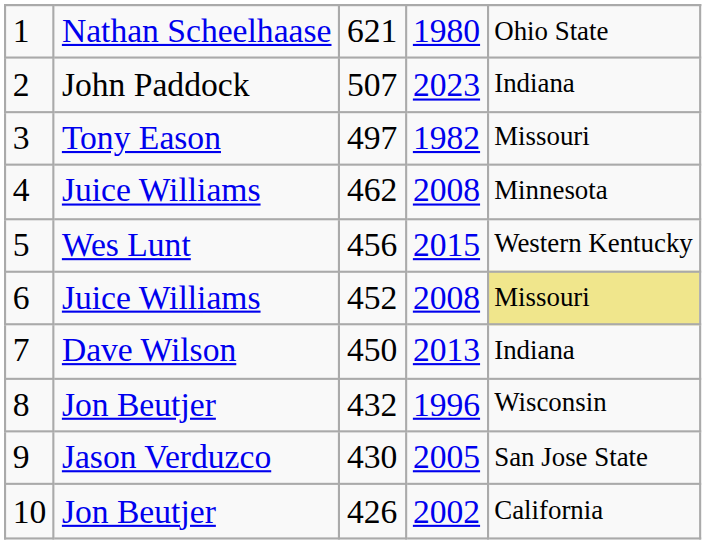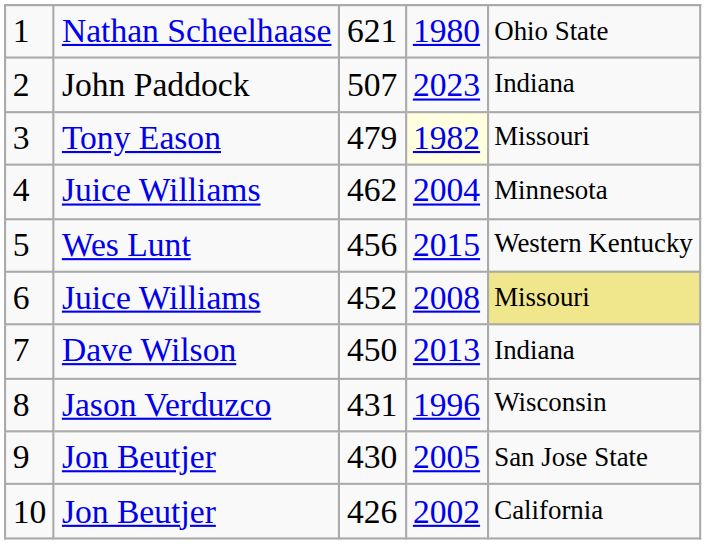(372, 137) 497 -> (372, 137) 479
(446, 137) no background -> (446, 137) lightyellow background
(446, 191) 2008 -> (446, 191) 2004
(139, 404) Jon Beutjer -> (167, 404) Jason Verduzco
(372, 404) 432 -> (372, 404) 431
(167, 457) Jason Verduzco -> (139, 457) Jon Beutjer
